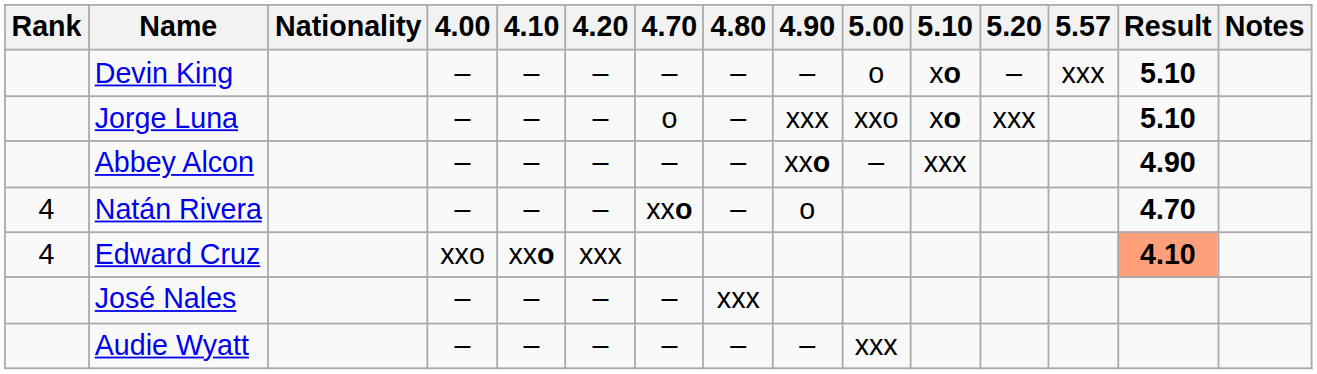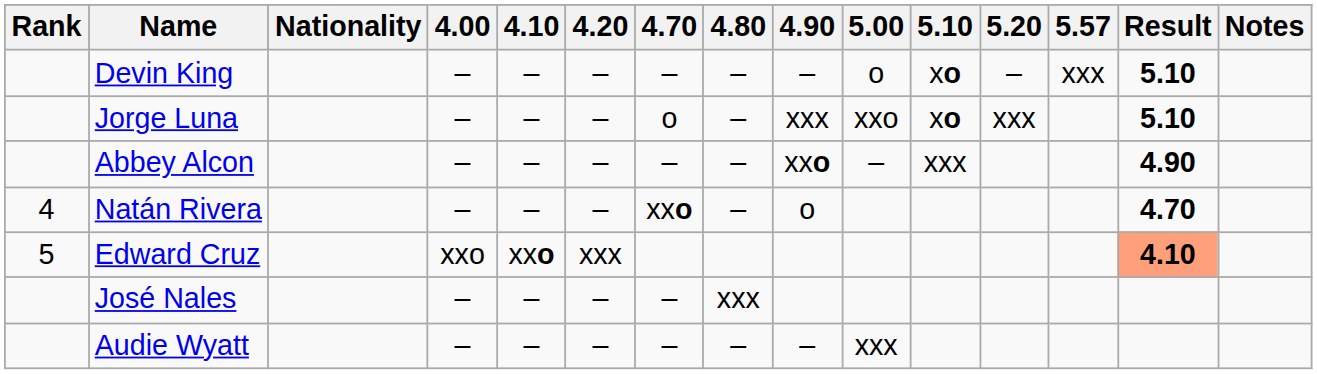(47, 254) 4 -> (47, 254) 5
